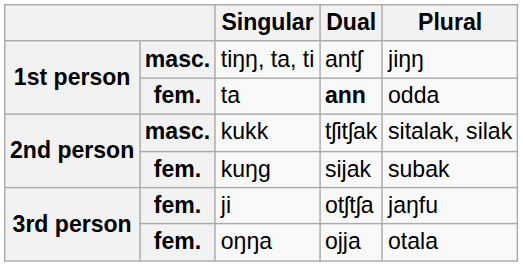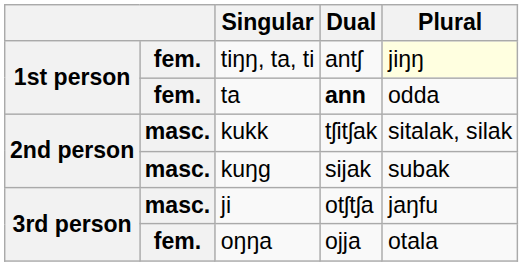(177, 59) masc. -> (177, 59) fem.
(406, 59) no background -> (406, 59) lightyellow background
(177, 168) fem. -> (177, 168) masc.
(177, 205) fem. -> (177, 205) masc.
